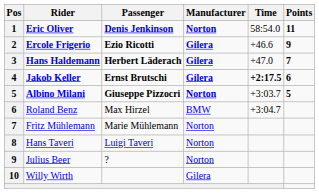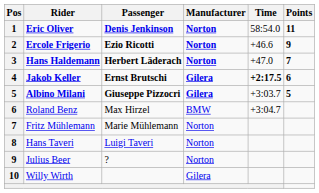(199, 45) Gilera -> (201, 45) Norton
(199, 61) Gilera -> (201, 61) Norton
(201, 94) Norton -> (199, 94) Gilera
